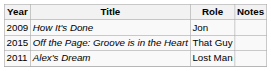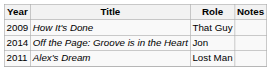(200, 27) Jon -> (212, 27) That Guy
(17, 43) 2015 -> (17, 43) 2014
(212, 43) That Guy -> (200, 43) Jon
